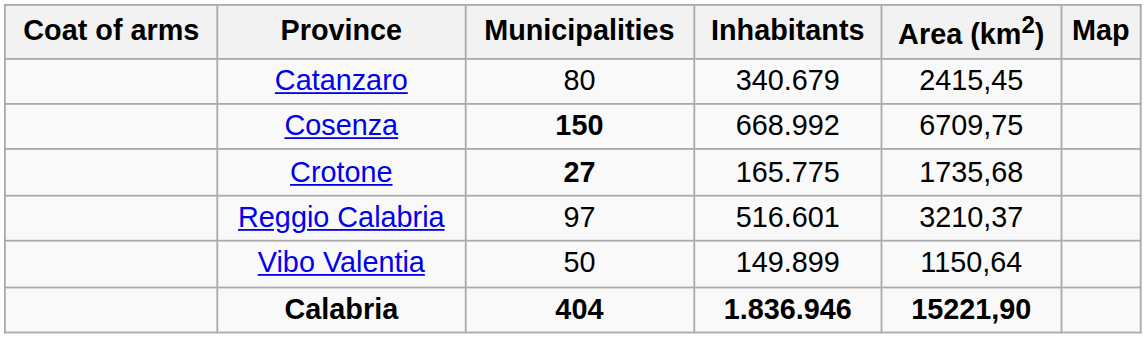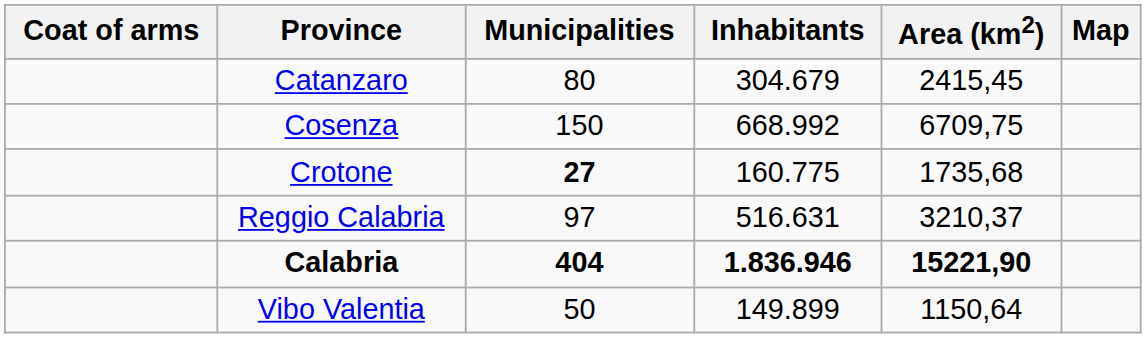(788, 80) 340.679 -> (788, 80) 304.679
(579, 126) bold -> (579, 126) normal
(788, 172) 165.775 -> (788, 172) 160.775
(788, 217) 516.601 -> (788, 217) 516.631
rows swapped: (341, 263) <-> (341, 309)
